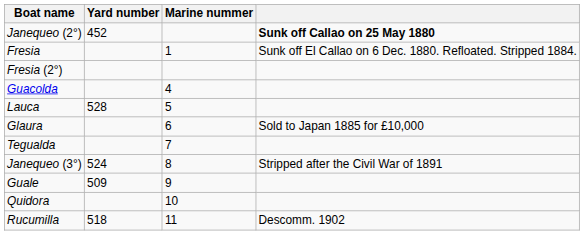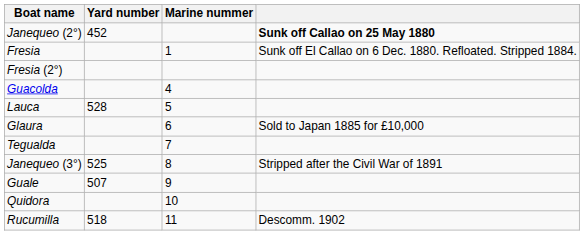(97, 164) 524 -> (97, 164) 525
(97, 182) 509 -> (97, 182) 507
